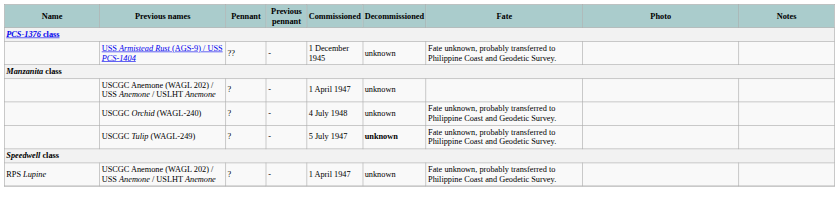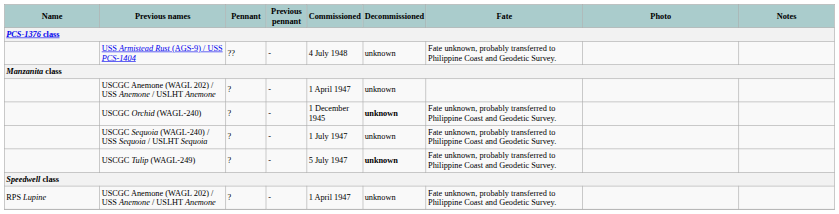(329, 52) 1 December 1945 -> (328, 52) 4 July 1948
(328, 113) 4 July 1948 -> (329, 113) 1 December 1945
(380, 113) normal -> (381, 113) bold
+ row: (52, 137)
